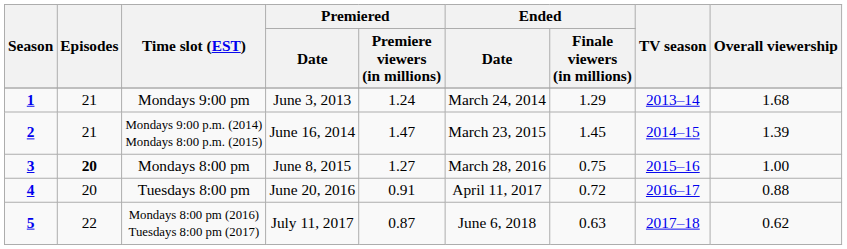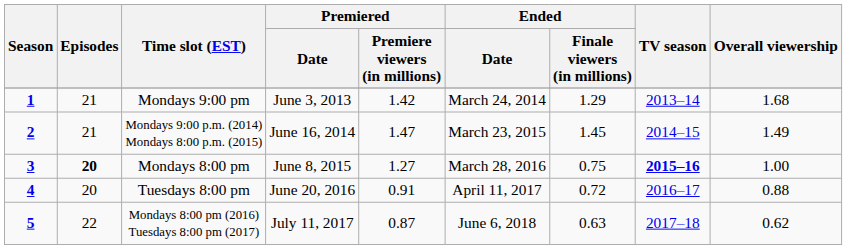(402, 99) 1.24 -> (402, 99) 1.42
(776, 132) 1.39 -> (776, 132) 1.49
(673, 165) normal -> (673, 165) bold
